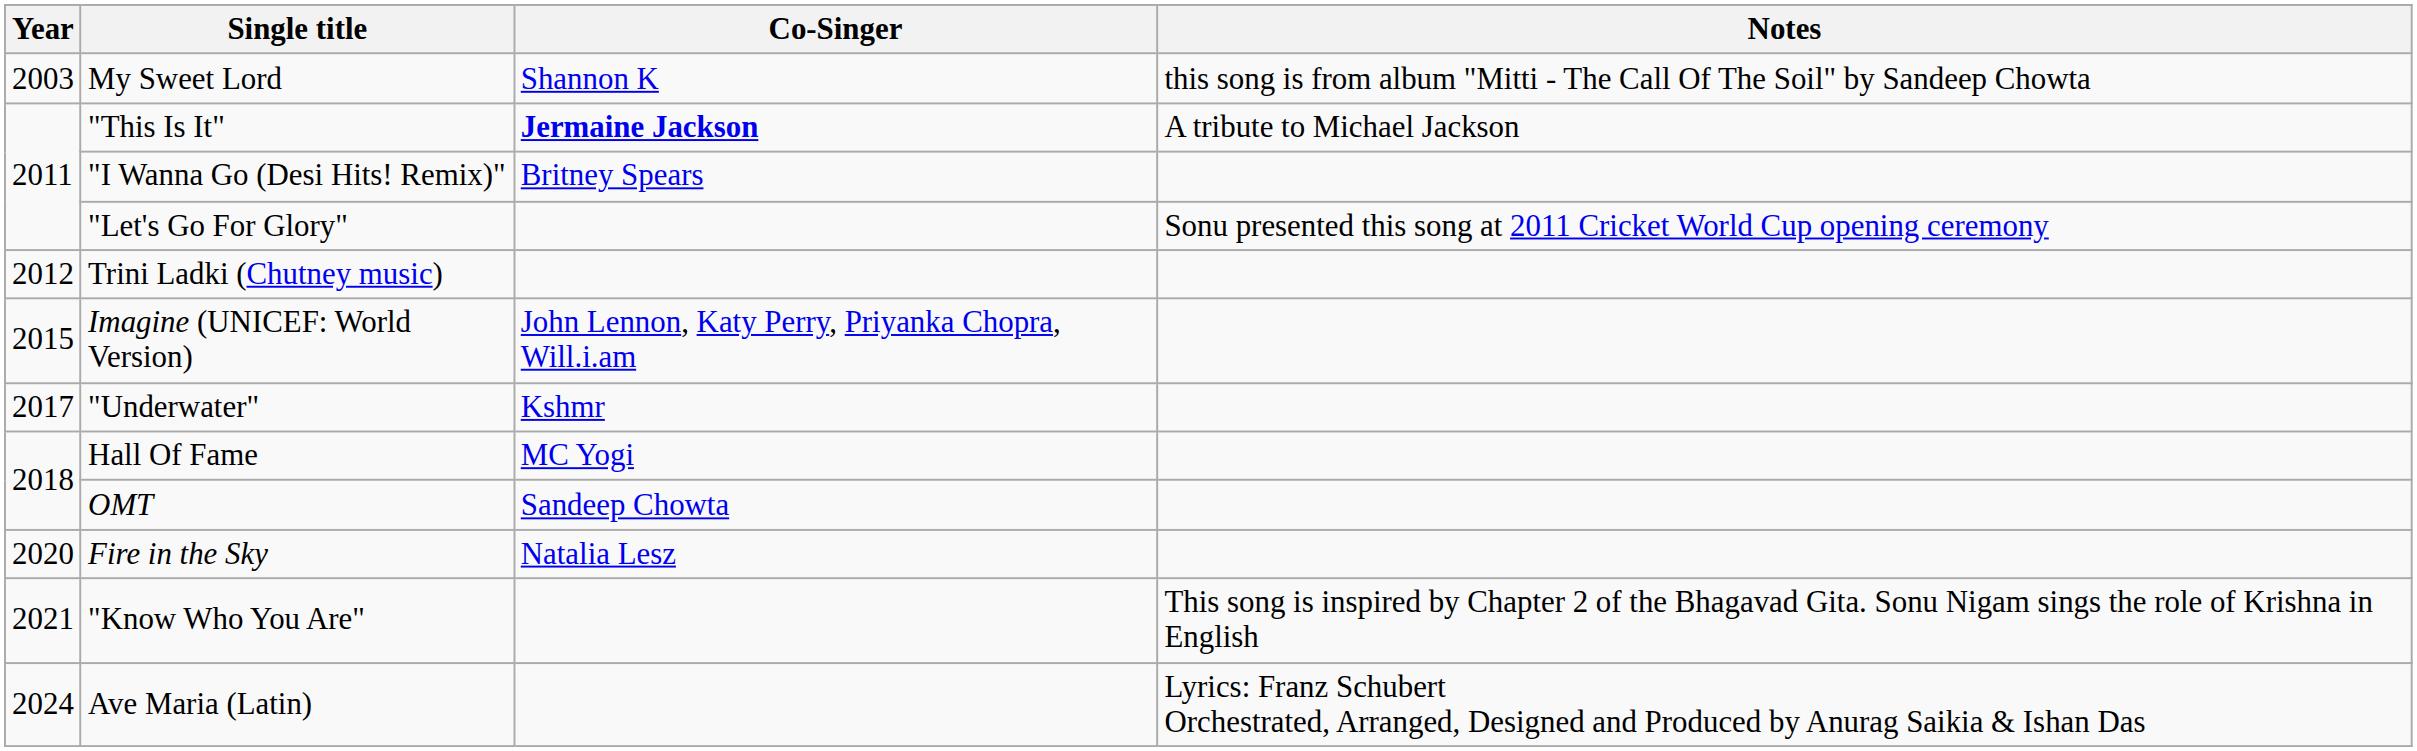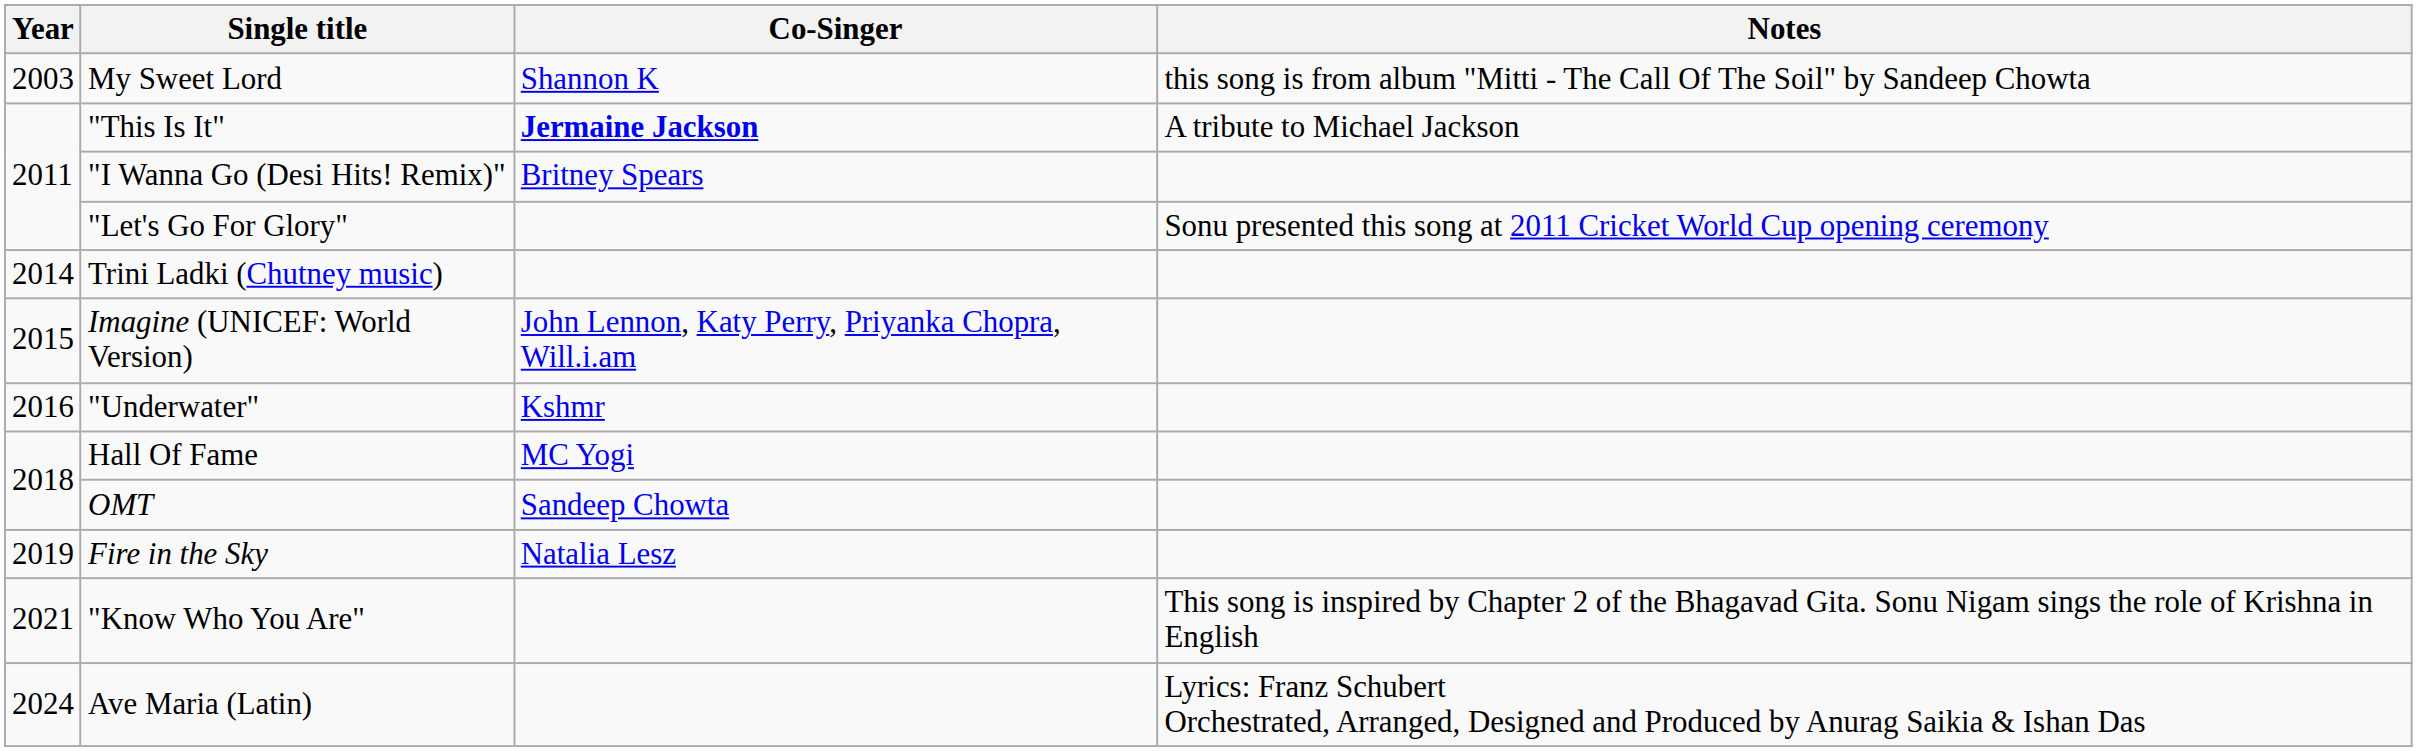(43, 273) 2012 -> (43, 273) 2014
(43, 406) 2017 -> (43, 406) 2016
(43, 553) 2020 -> (43, 553) 2019
